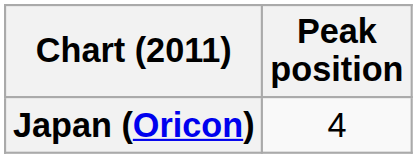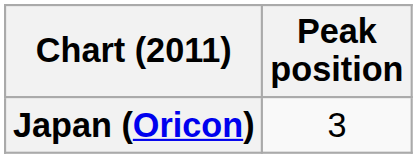(337, 124) 4 -> (337, 124) 3
